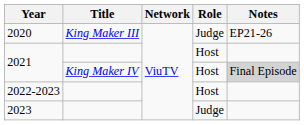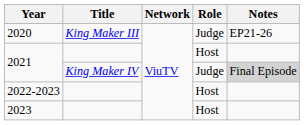(207, 71) Host -> (210, 71) Judge
(210, 110) Judge -> (207, 110) Host
